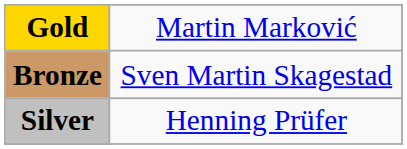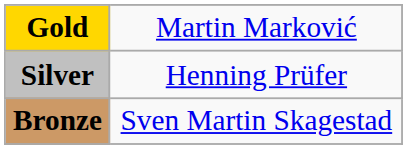rows swapped: (57, 120) <-> (57, 74)
